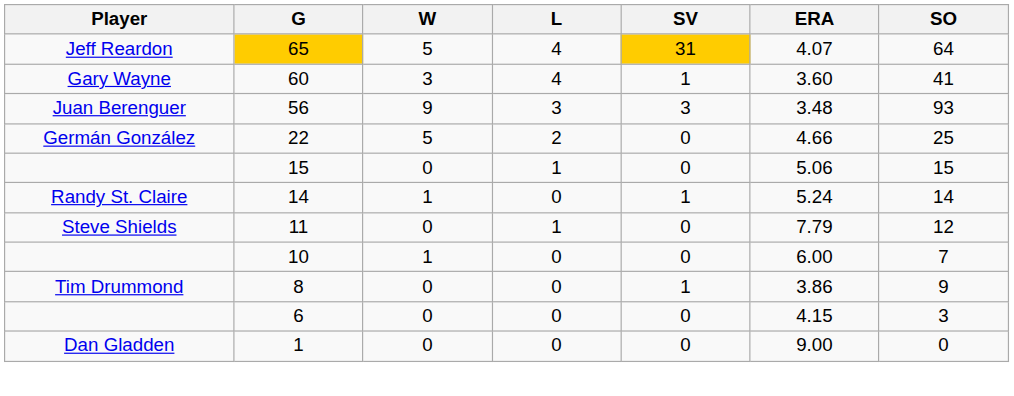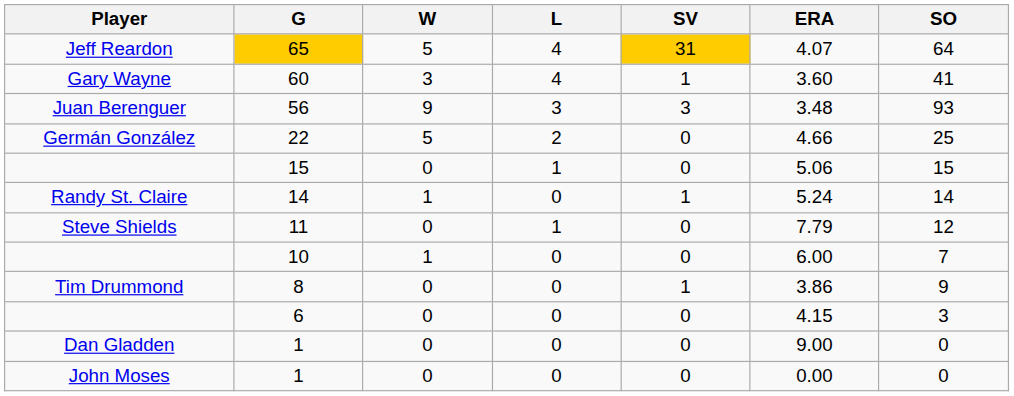+ row: (119, 375)
